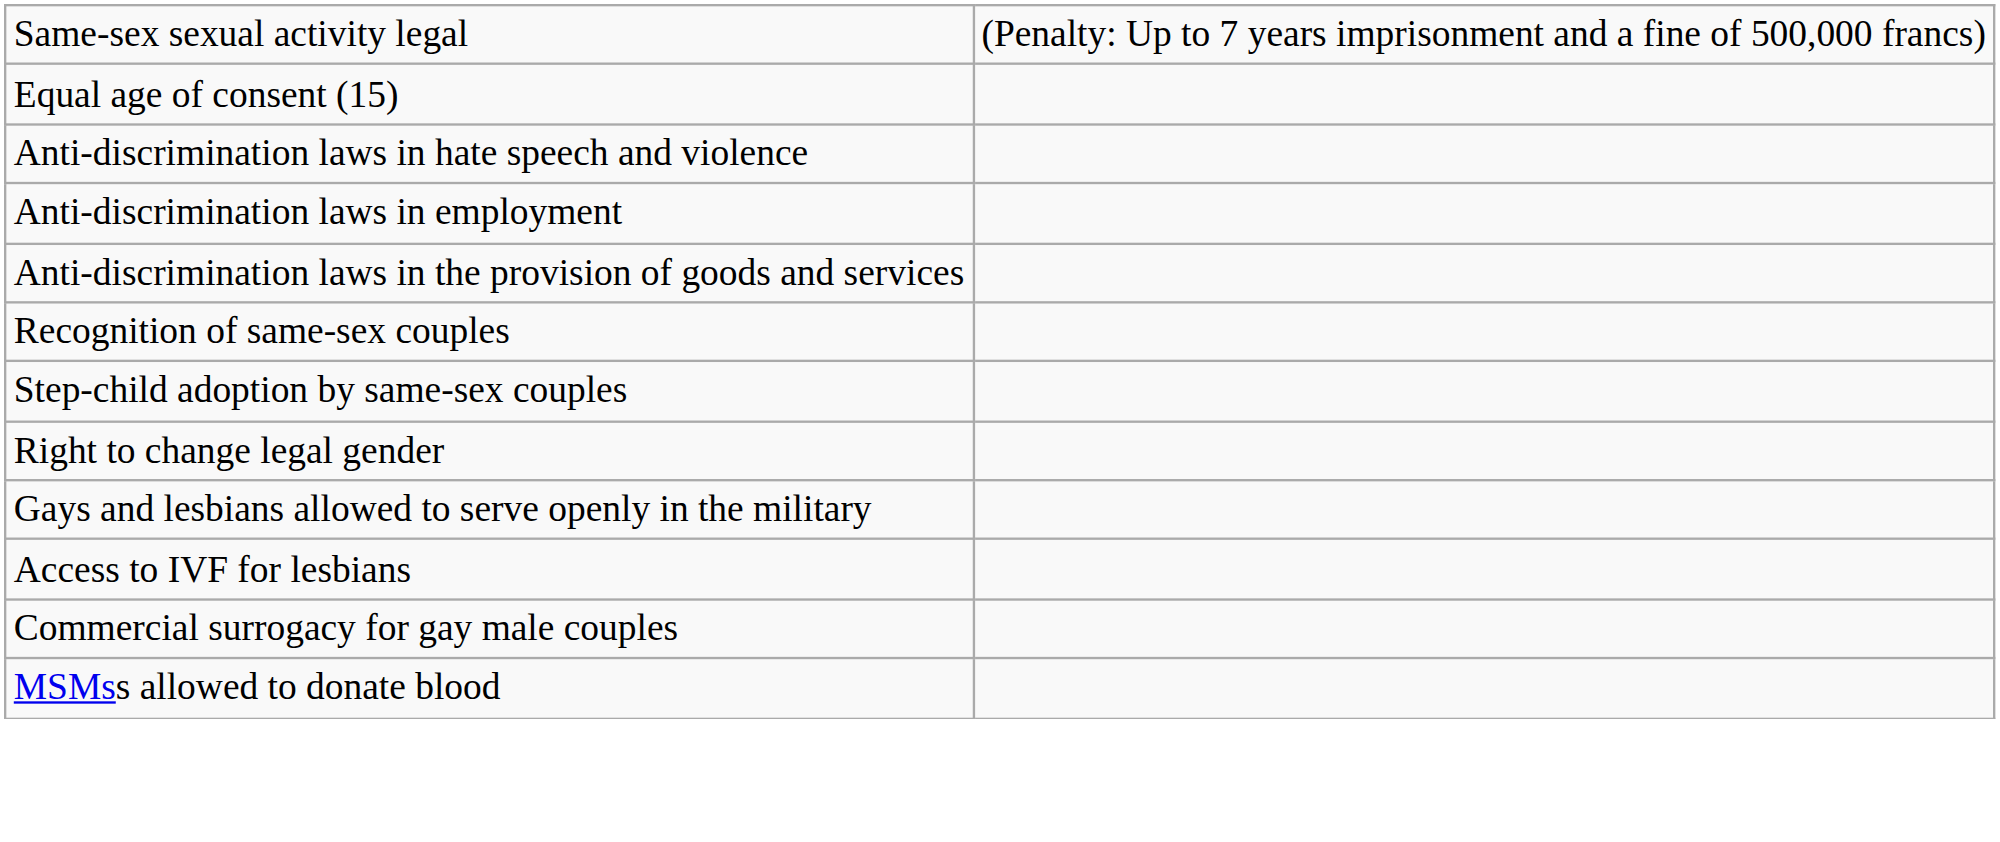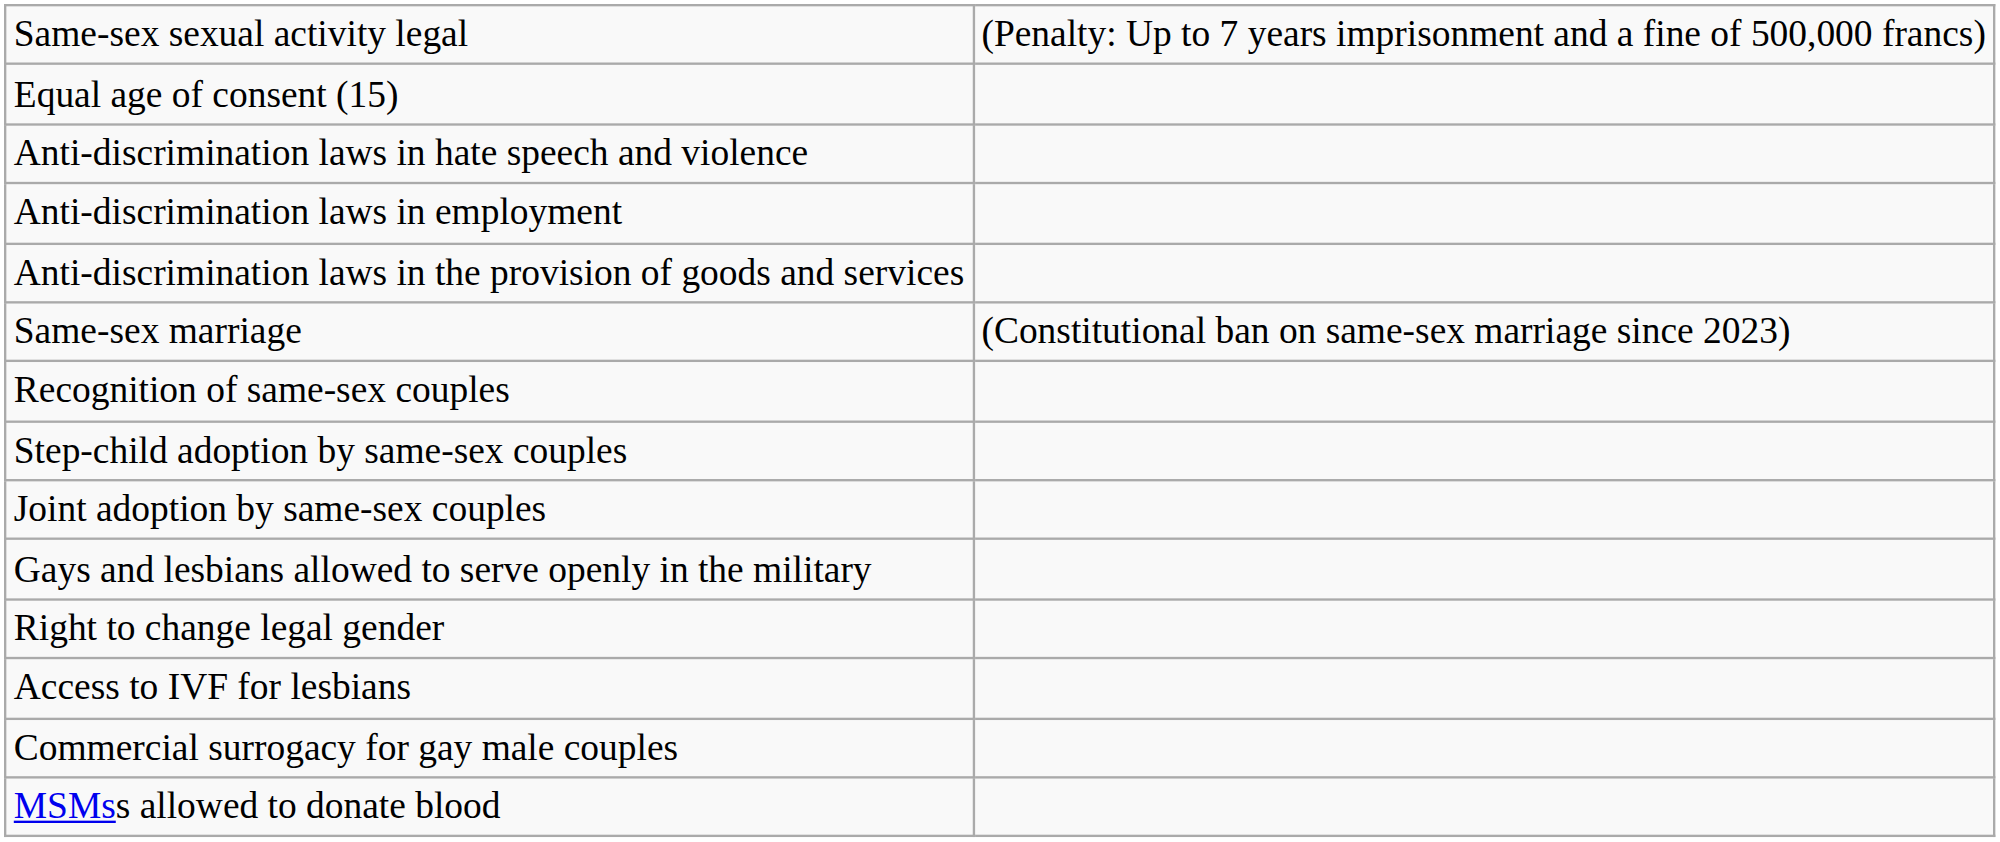+ row: (158, 331)
+ row: (280, 509)
rows swapped: (443, 509) <-> (229, 449)
